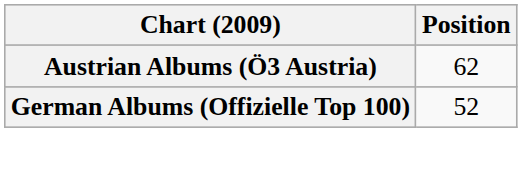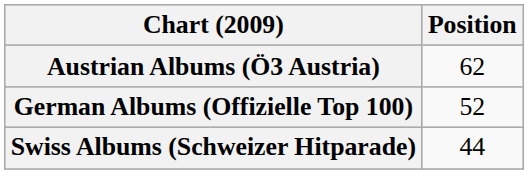+ row: (213, 147)
